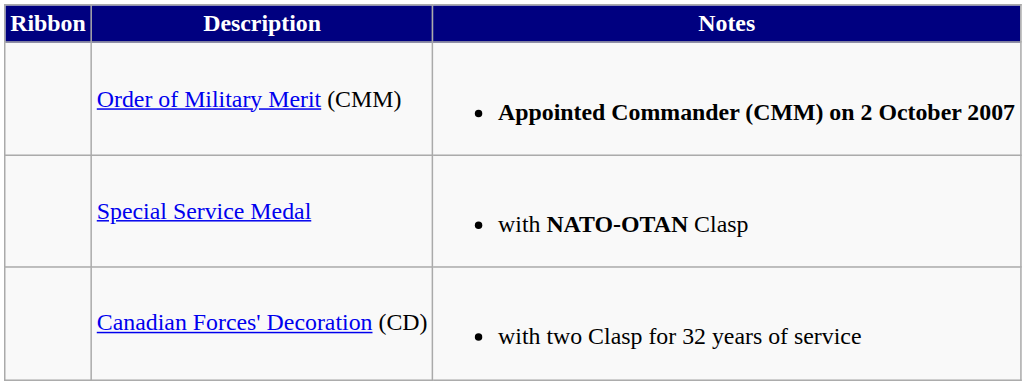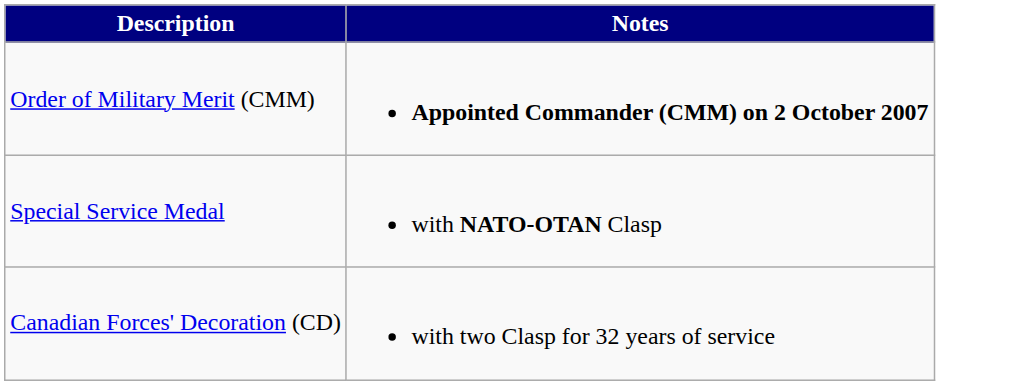- column: (48, 23)
